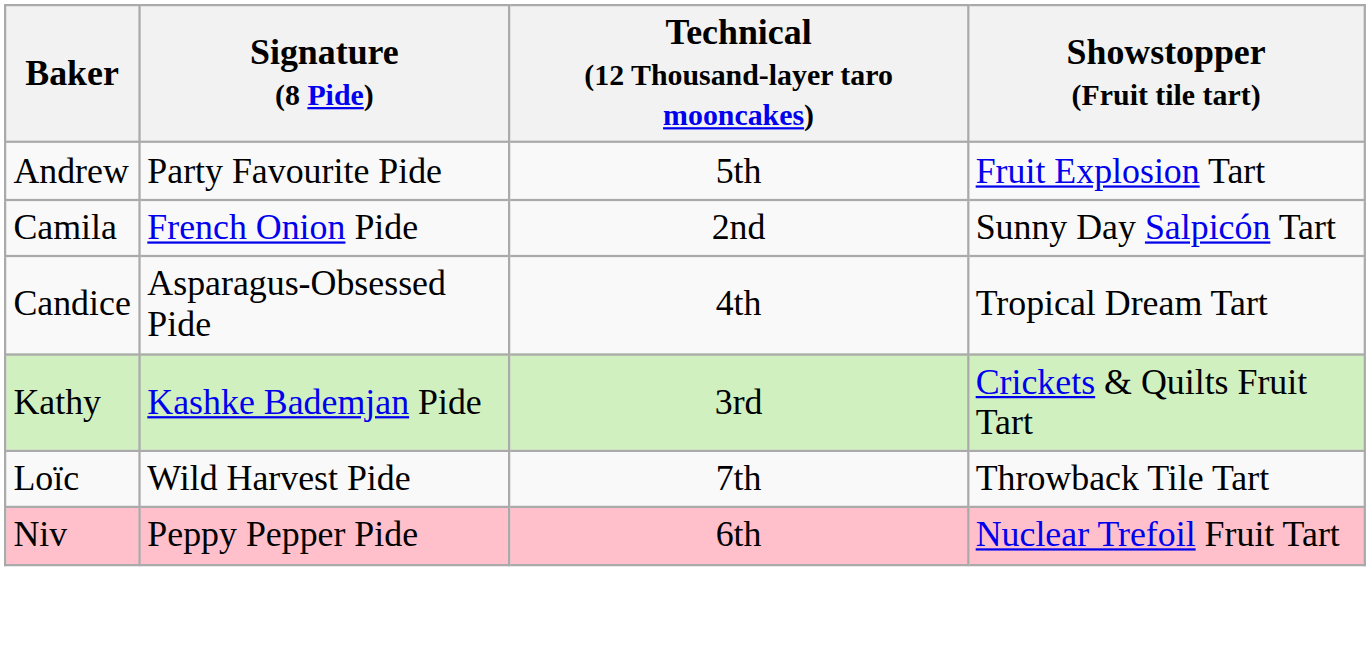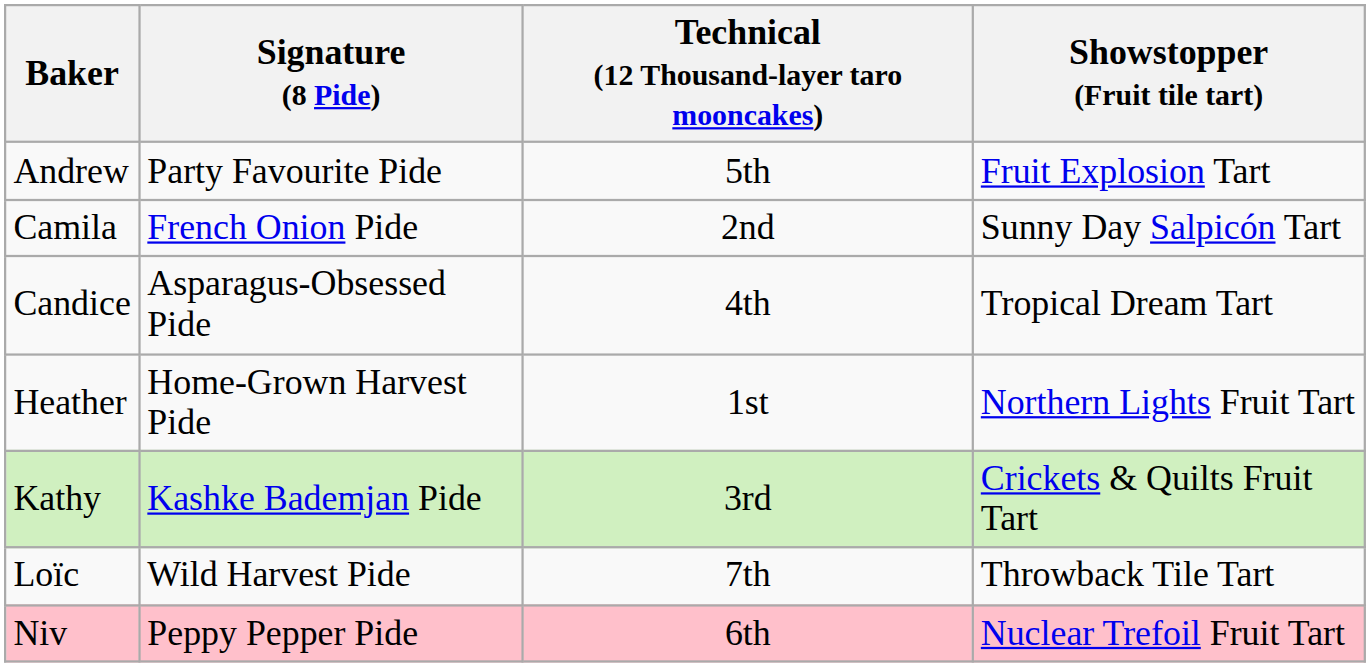+ row: (70, 401)
